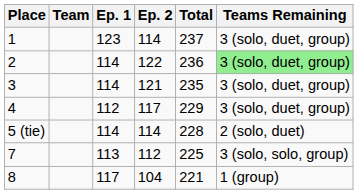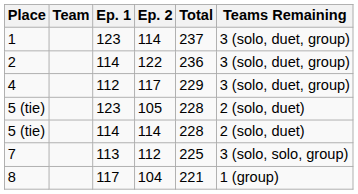(285, 62) lightgreen background -> (285, 62) no background
- row: (12, 85)
+ row: (26, 108)
